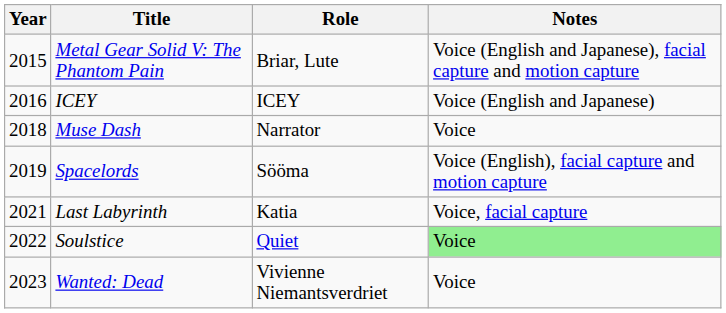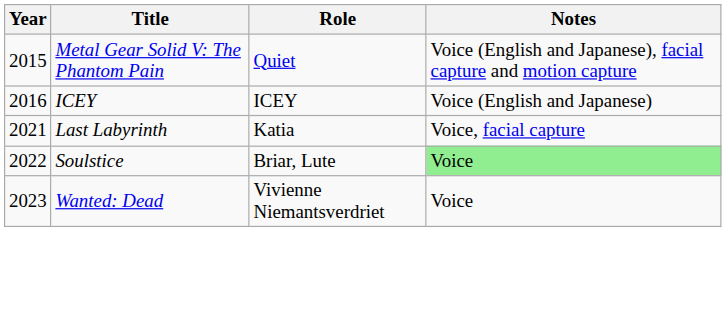(297, 60) Briar, Lute -> (274, 60) Quiet
- row: (98, 130)
- row: (97, 171)
(277, 241) Quiet -> (295, 160) Briar, Lute
